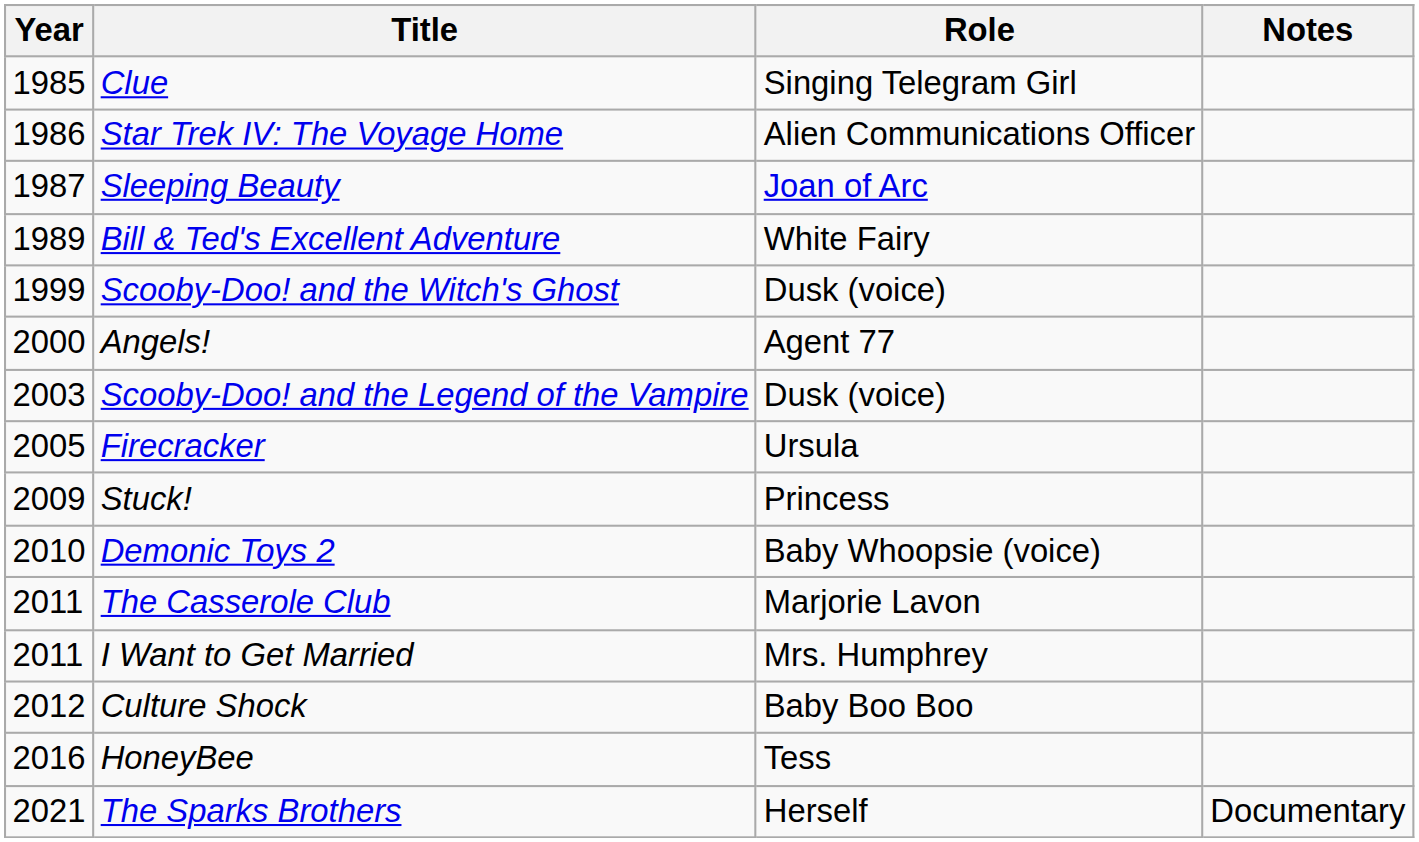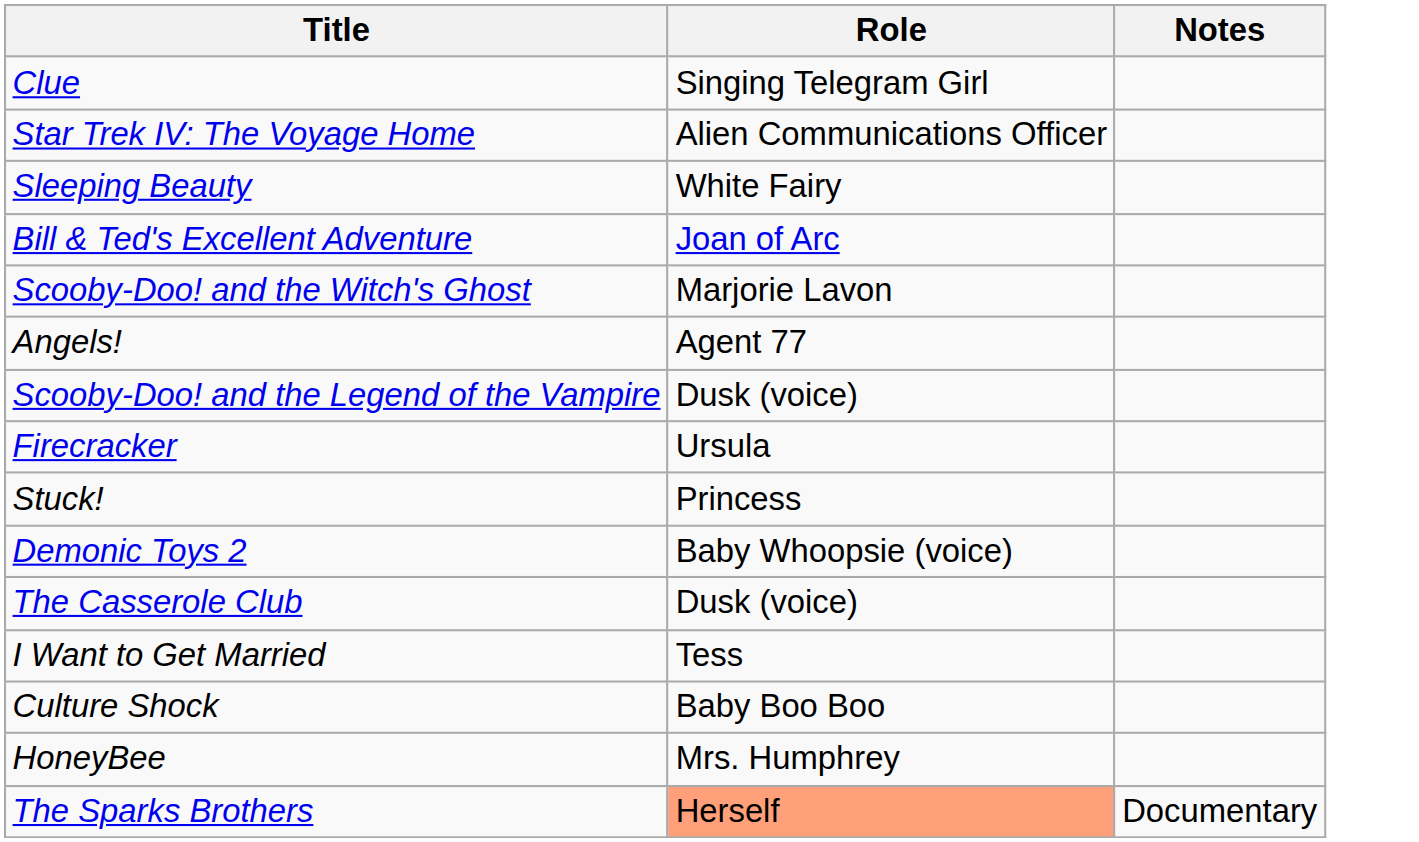- column: (49, 30)
(846, 186) Joan of Arc -> (759, 186) White Fairy
(847, 238) White Fairy -> (758, 238) Joan of Arc
(855, 290) Dusk (voice) -> (784, 290) Marjorie Lavon
(872, 602) Marjorie Lavon -> (767, 602) Dusk (voice)
(876, 654) Mrs. Humphrey -> (709, 654) Tess
(797, 758) Tess -> (788, 758) Mrs. Humphrey
(816, 810) no background -> (728, 810) lightsalmon background
